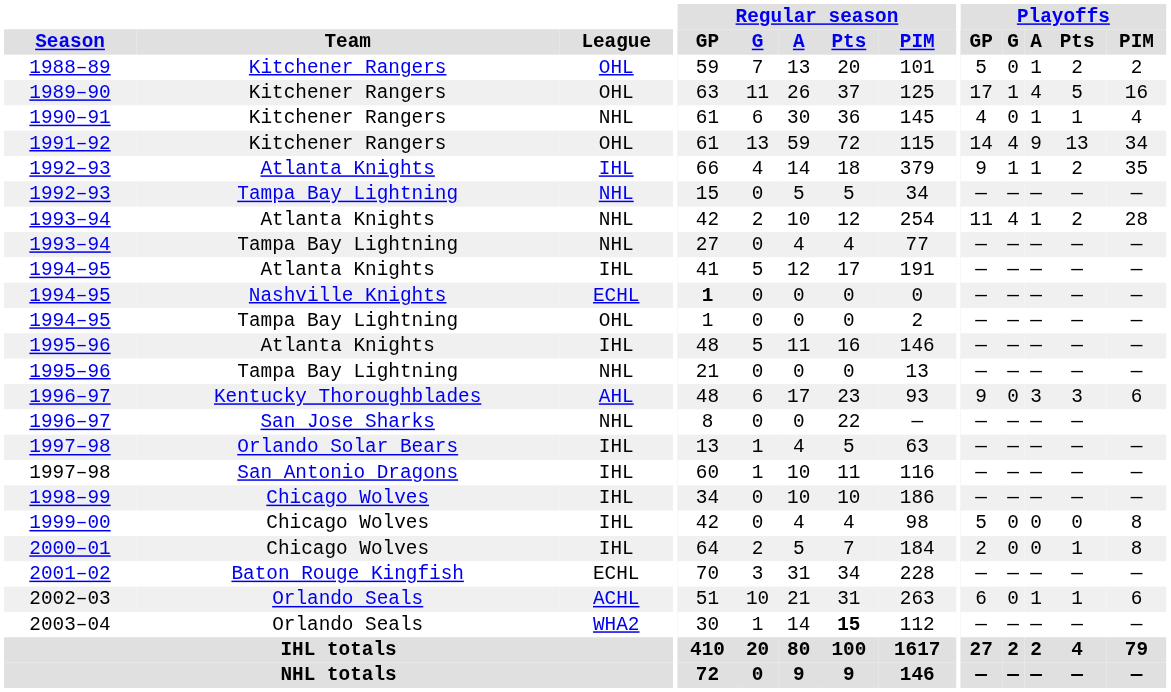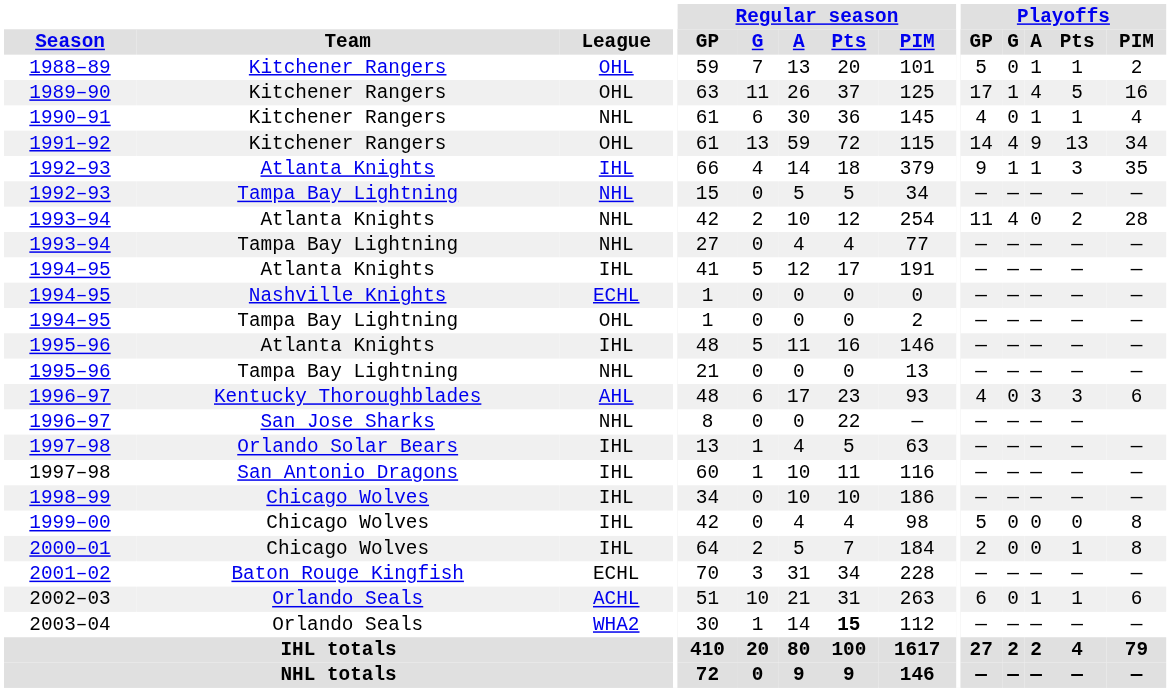(1077, 67) 2 -> (1077, 67) 1
(1077, 169) 2 -> (1077, 169) 3
(1036, 219) 1 -> (1036, 219) 0
(707, 295) bold -> (707, 295) normal
(981, 397) 9 -> (981, 397) 4
